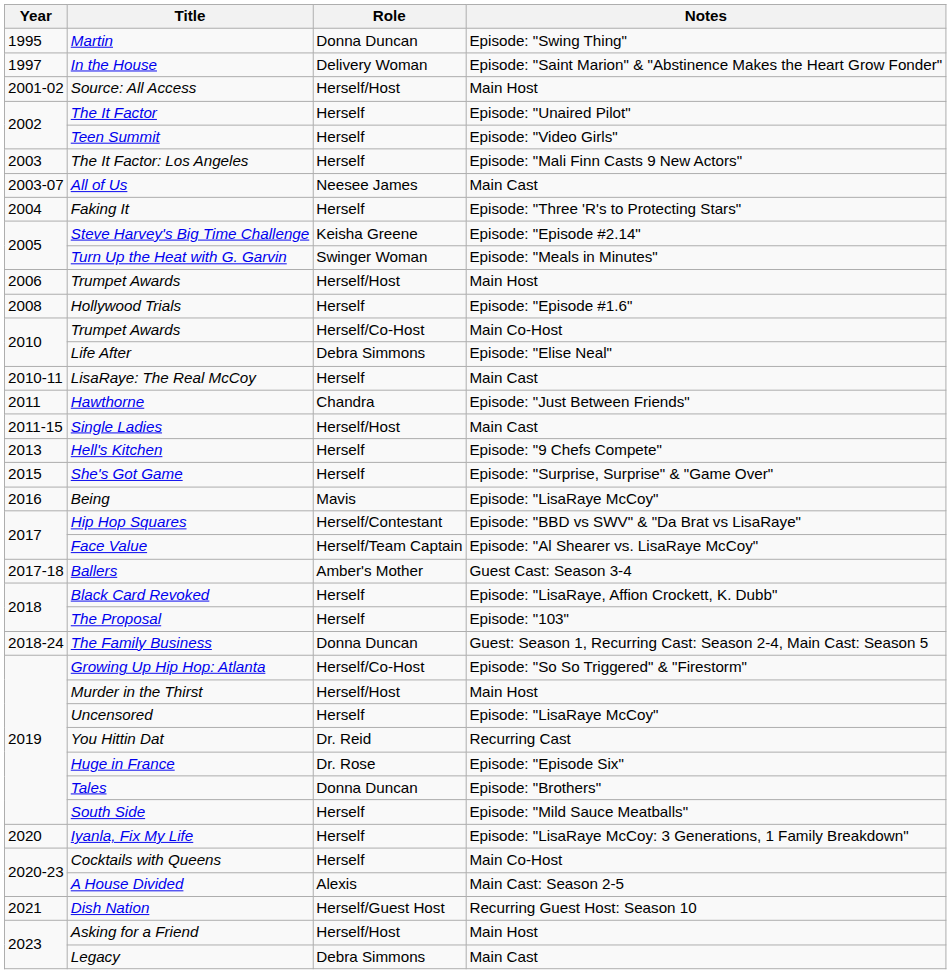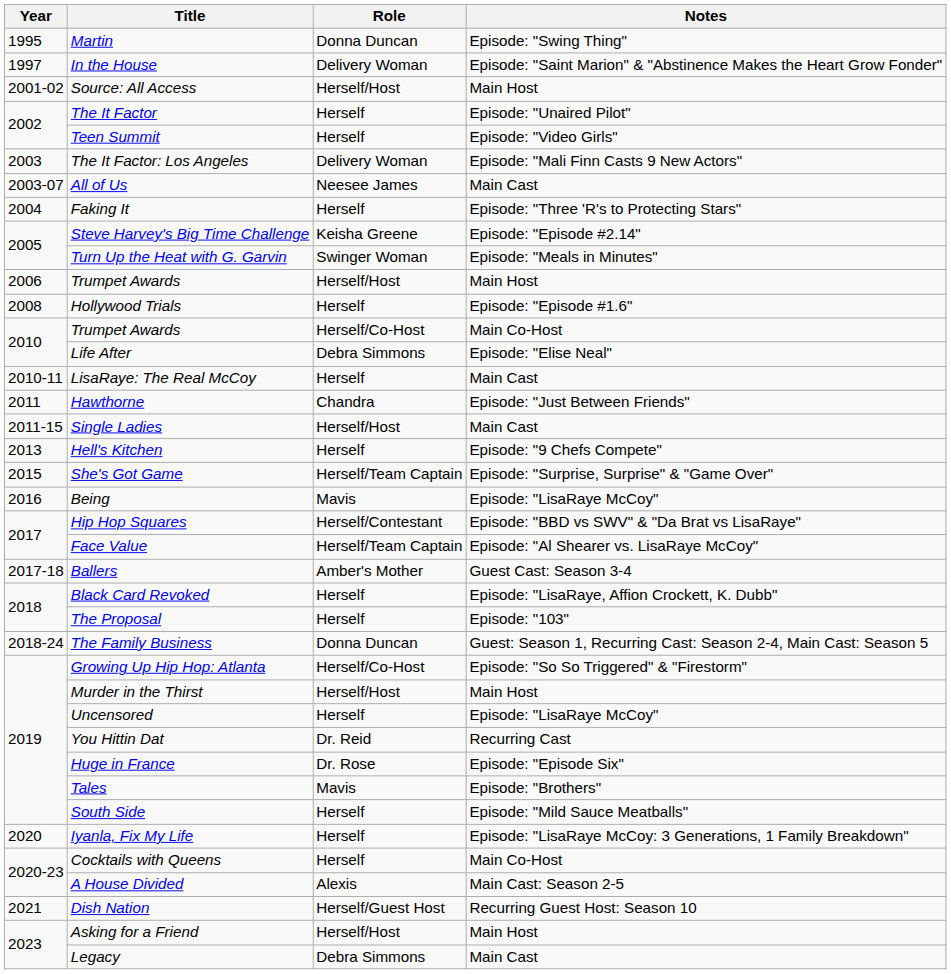(340, 161) Herself -> (372, 161) Delivery Woman
(340, 474) Herself -> (389, 474) Herself/Team Captain
(367, 787) Donna Duncan -> (336, 787) Mavis
